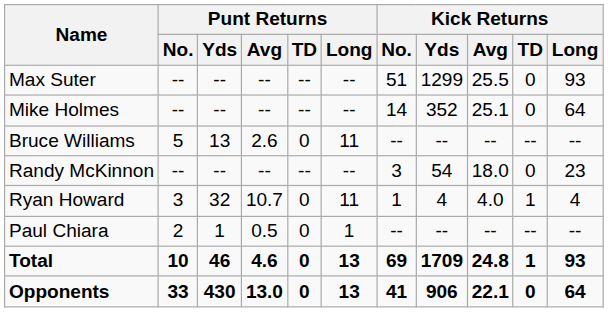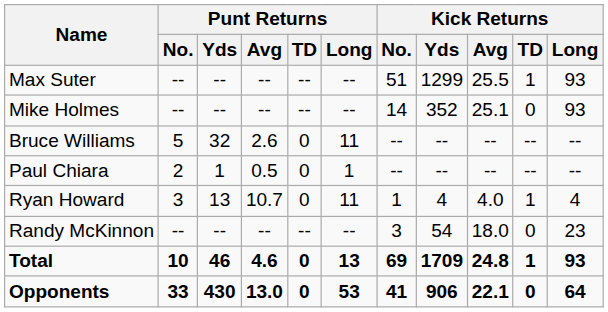(530, 79) 0 -> (530, 79) 1
(575, 110) 64 -> (575, 110) 93
(220, 140) 13 -> (220, 140) 32
rows swapped: (81, 170) <-> (59, 230)
(220, 200) 32 -> (220, 200) 13
(349, 291) 13 -> (349, 291) 53
